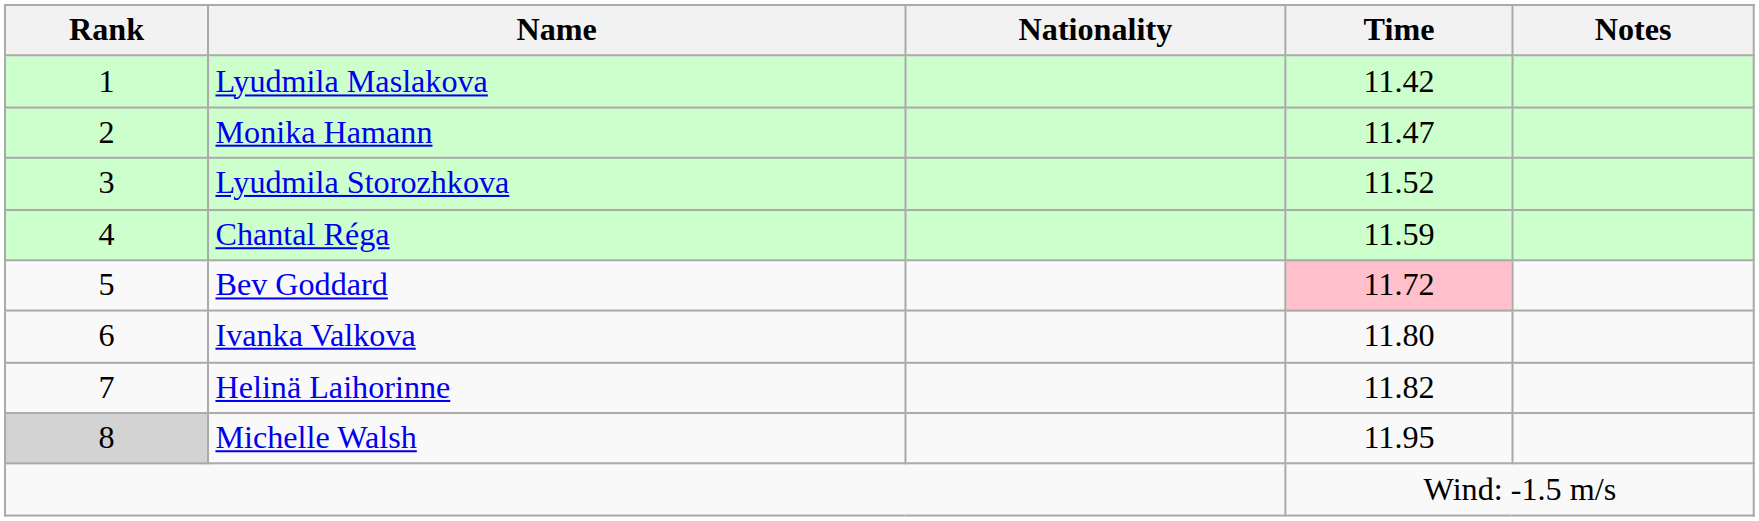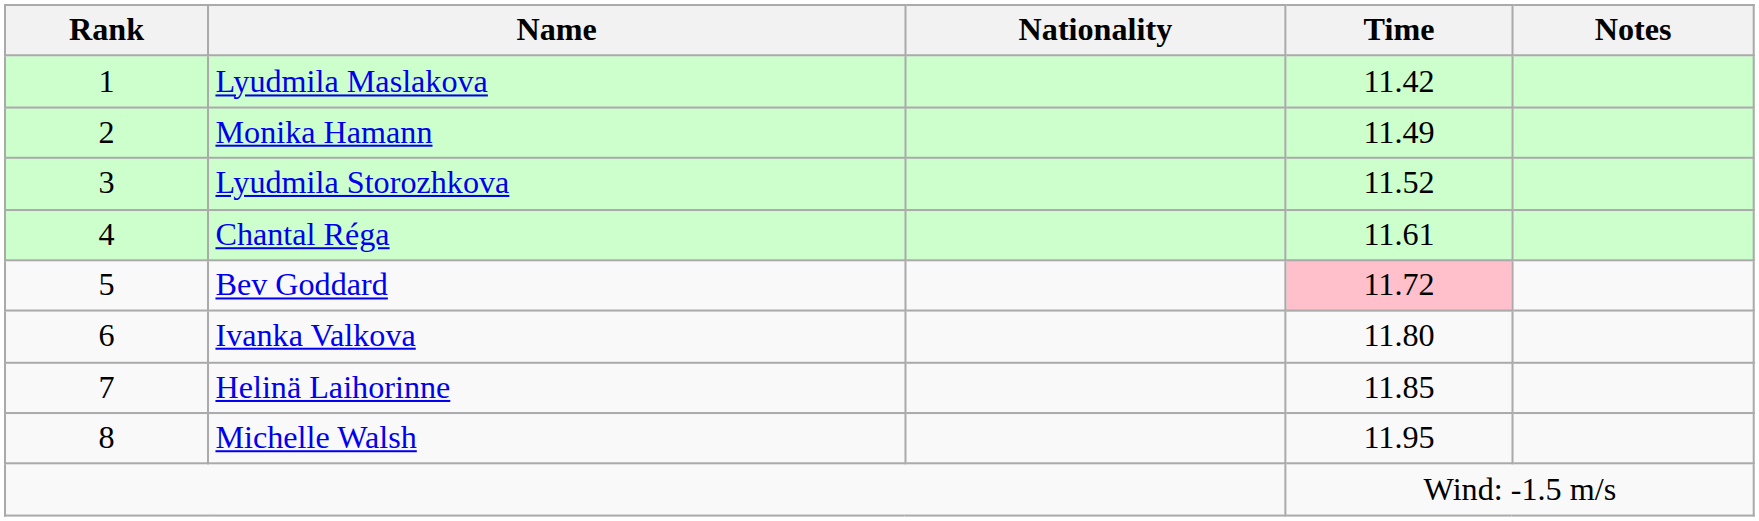(1399, 132) 11.47 -> (1399, 132) 11.49
(1399, 234) 11.59 -> (1399, 234) 11.61
(1399, 387) 11.82 -> (1399, 387) 11.85
(107, 438) lightgrey background -> (107, 438) no background
